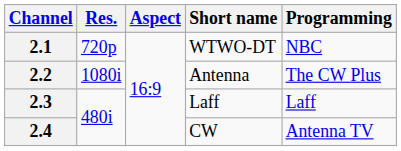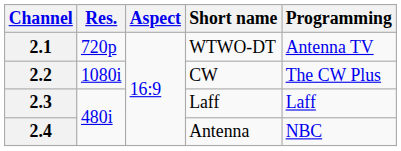(304, 46) NBC -> (330, 46) Antenna TV
(219, 74) Antenna -> (203, 74) CW
(203, 131) CW -> (219, 131) Antenna
(330, 131) Antenna TV -> (304, 131) NBC
